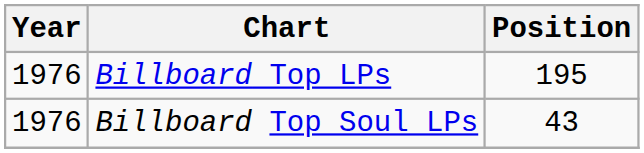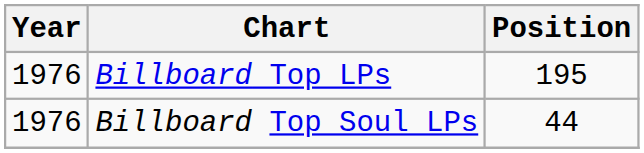(562, 123) 43 -> (562, 123) 44
